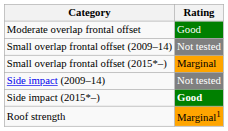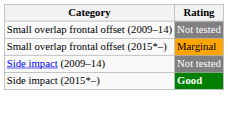- row: (74, 30)
- row: (36, 116)
